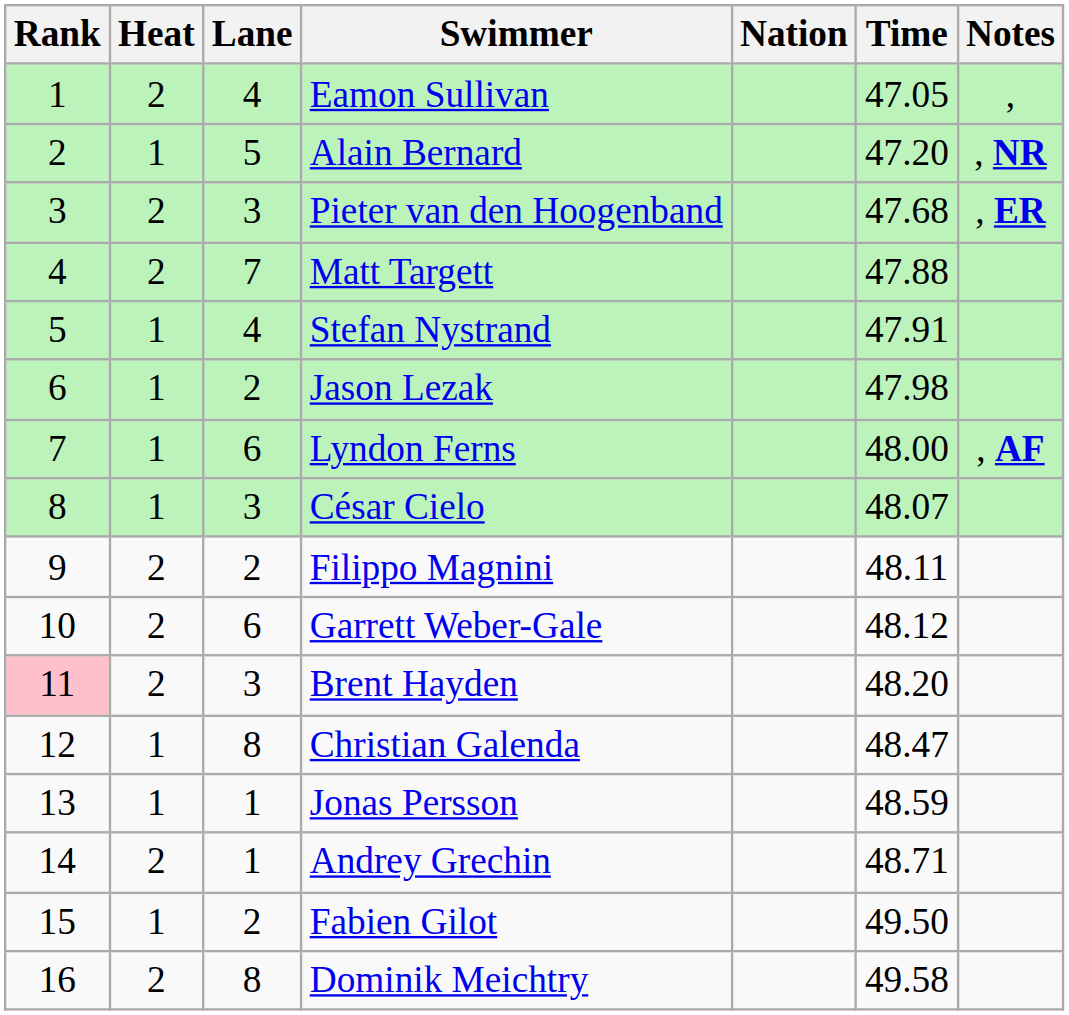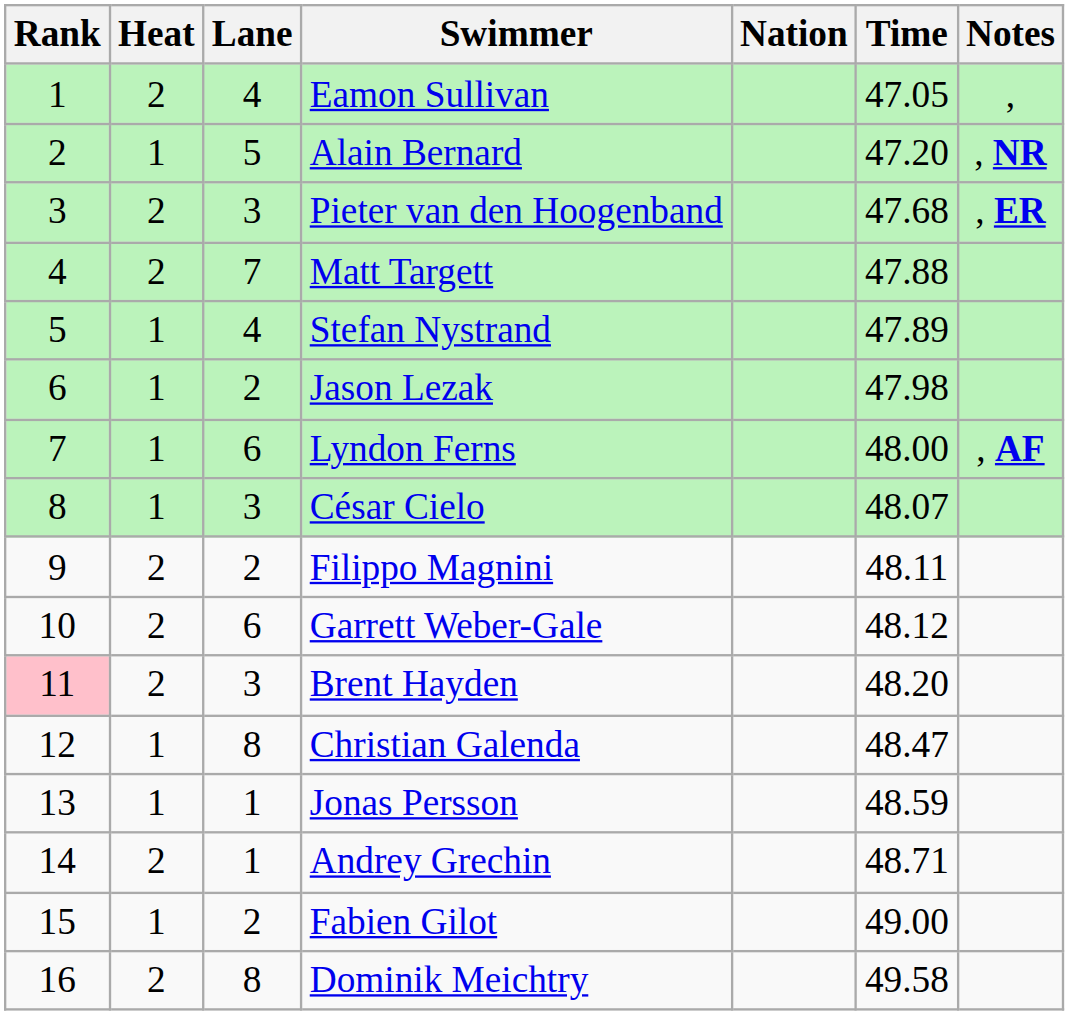(907, 329) 47.91 -> (907, 329) 47.89
(907, 920) 49.50 -> (907, 920) 49.00
